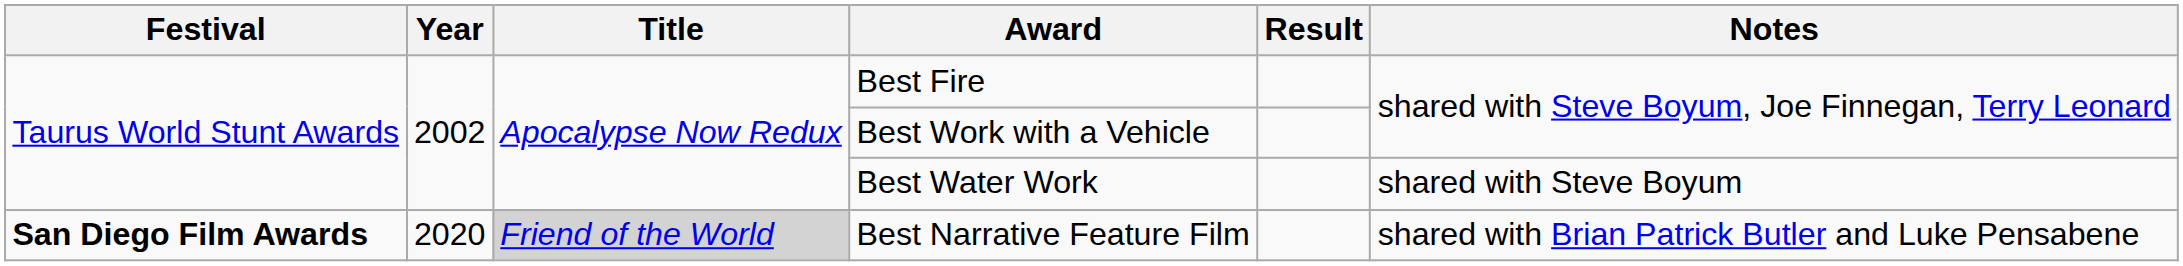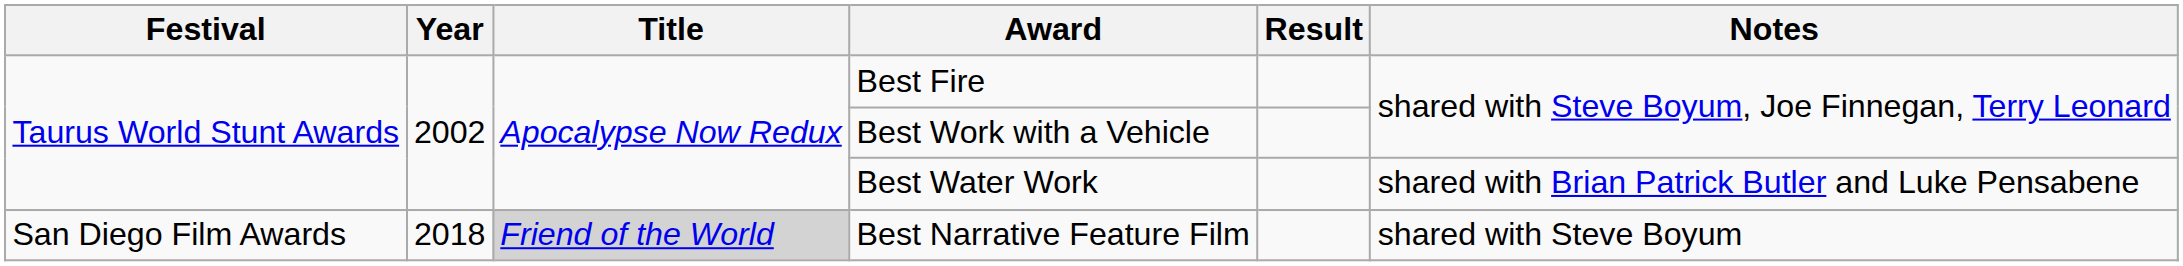(1560, 183) shared with Steve Boyum -> (1758, 183) shared with Brian Patrick Butler and Luke Pensabene
(190, 234) bold -> (179, 234) normal
(450, 234) 2020 -> (450, 234) 2018
(1758, 234) shared with Brian Patrick Butler and Luke Pensabene -> (1560, 234) shared with Steve Boyum
